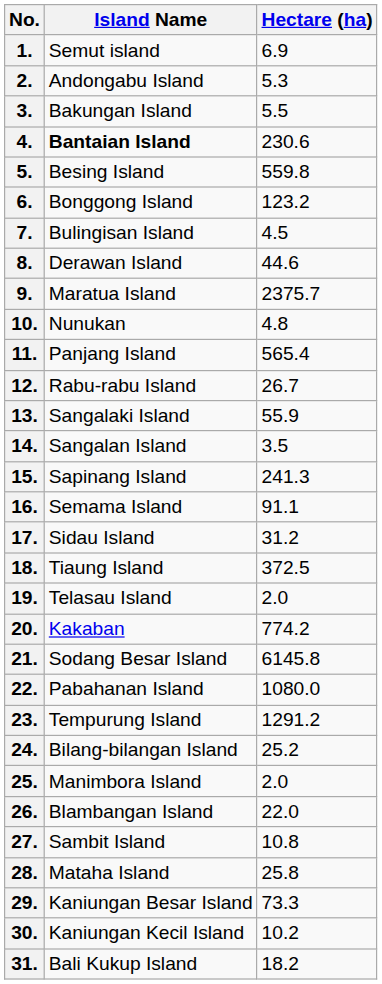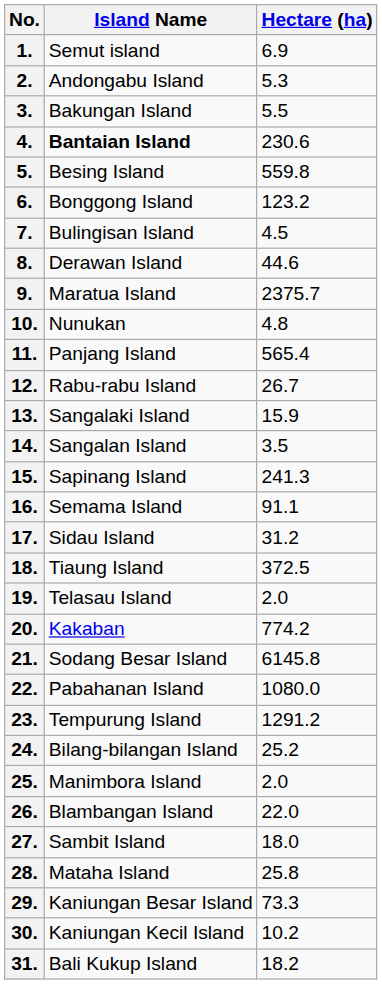(280, 415) 55.9 -> (280, 415) 15.9
(280, 841) 10.8 -> (280, 841) 18.0
